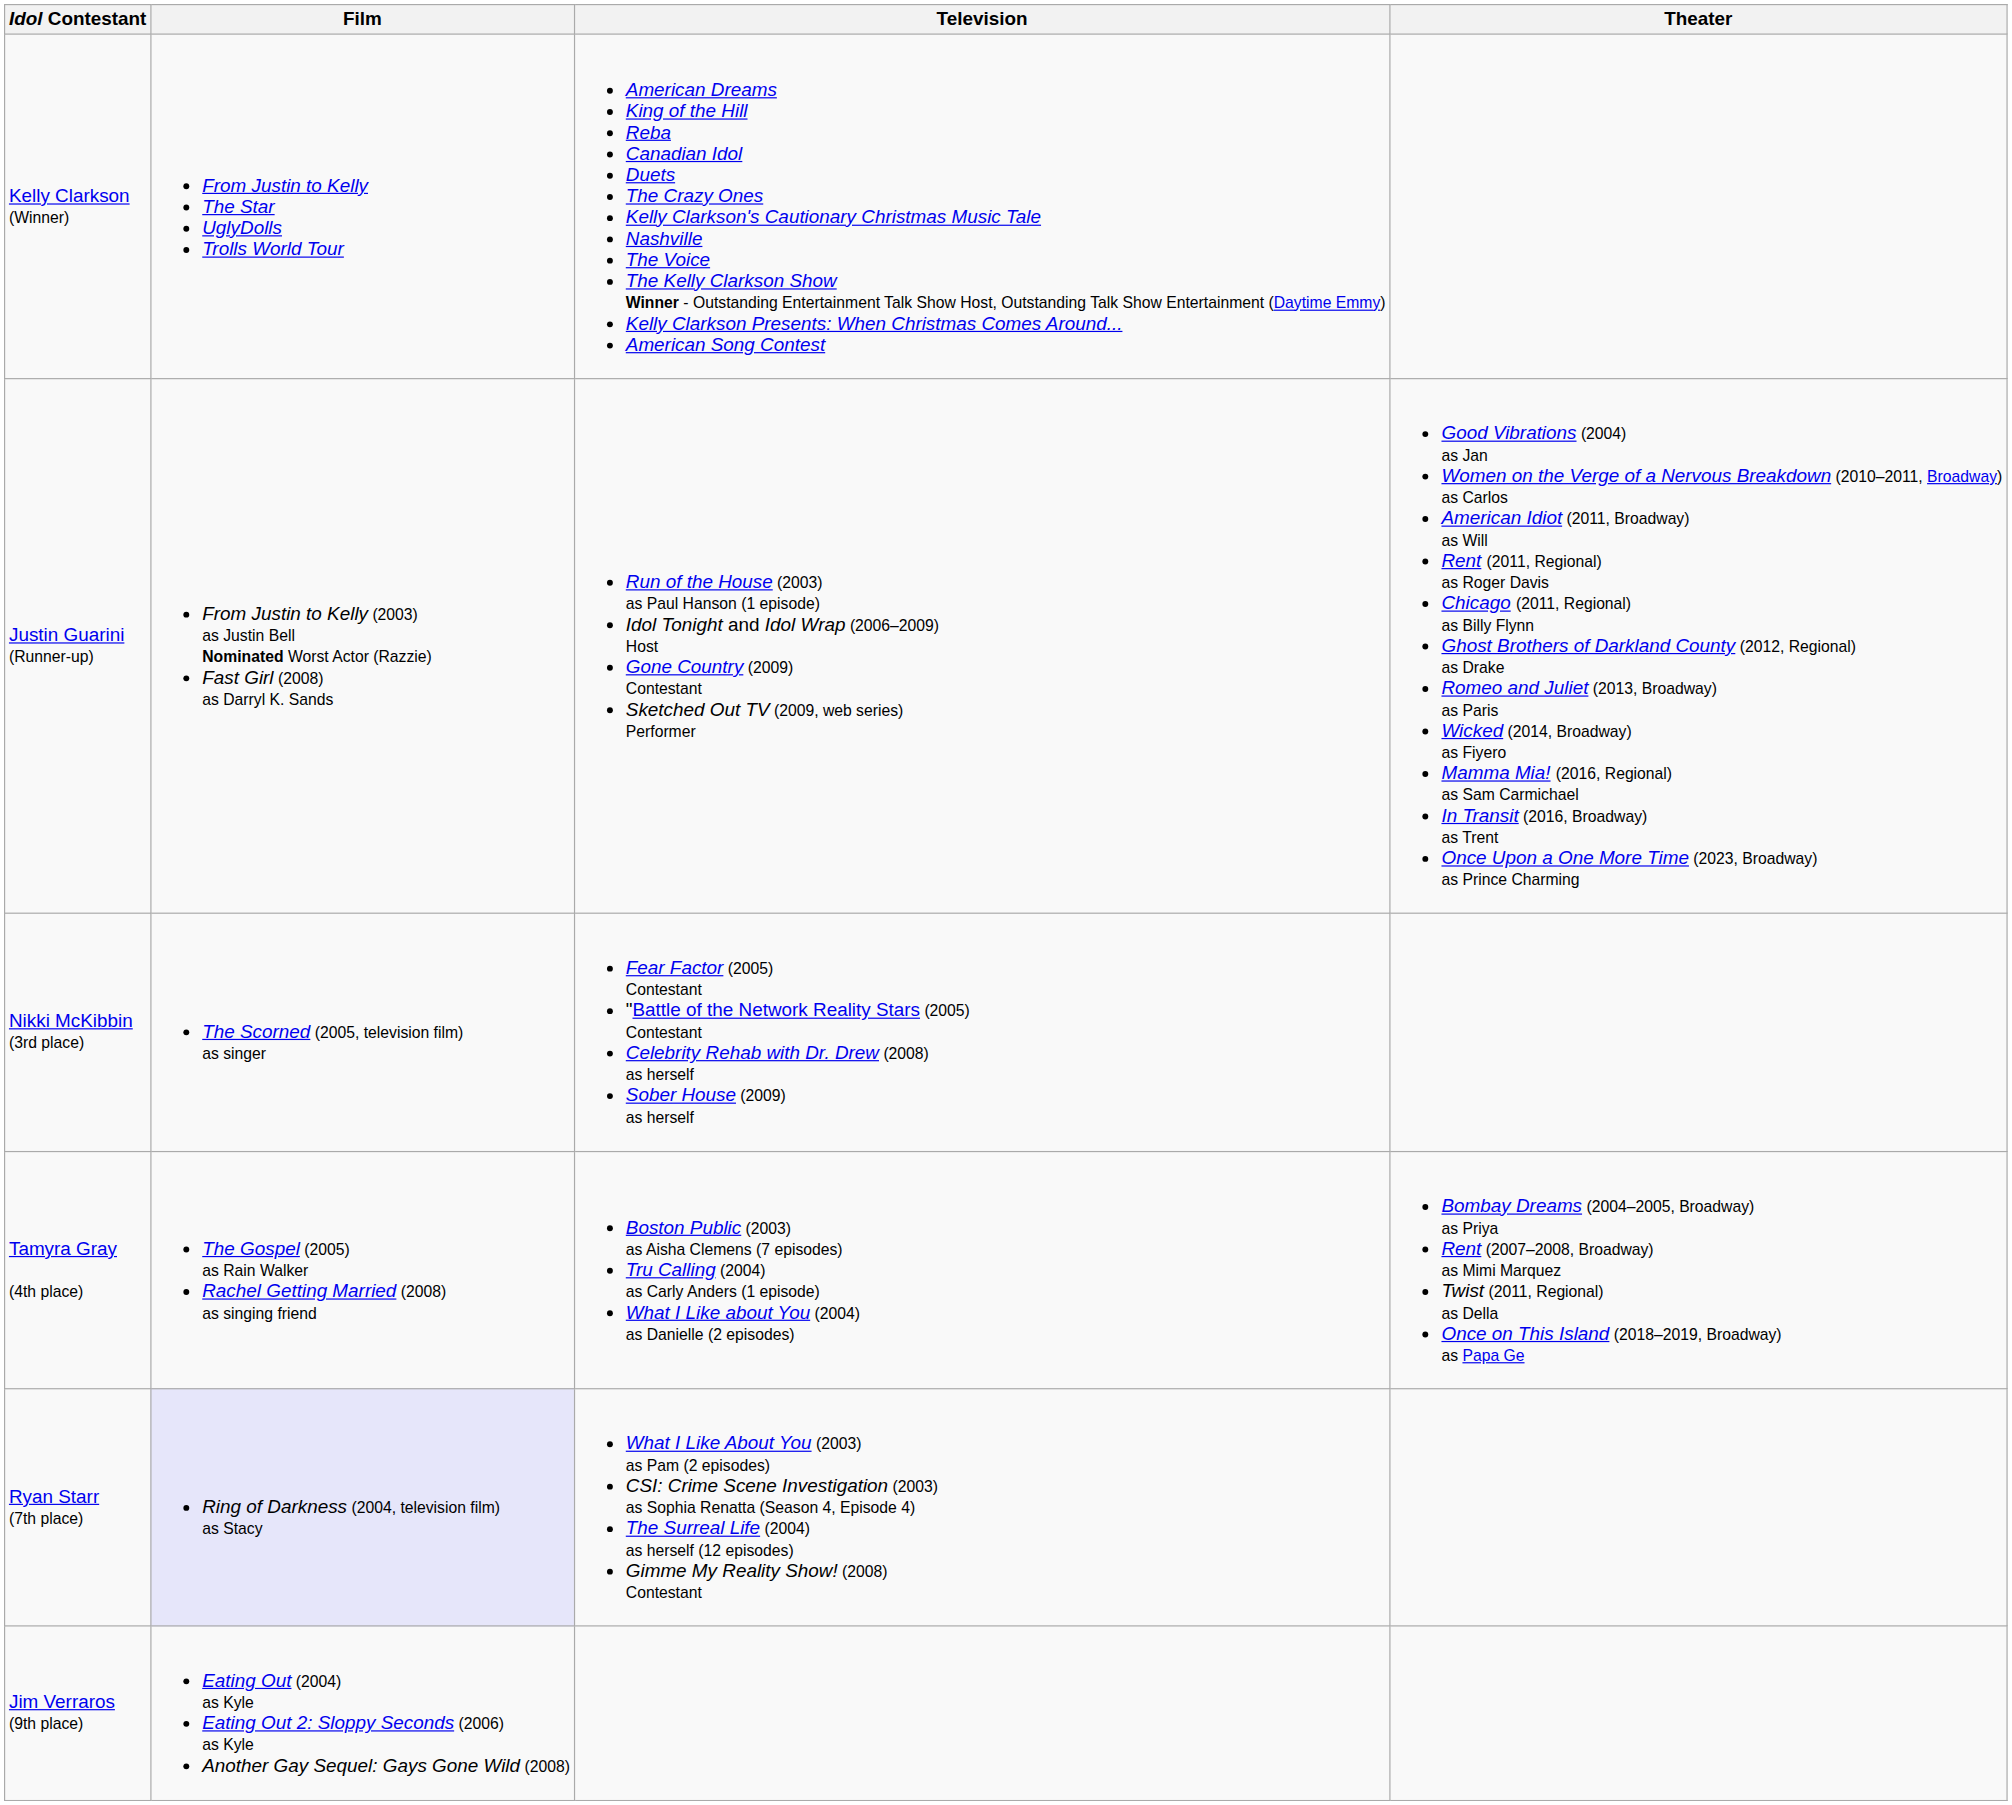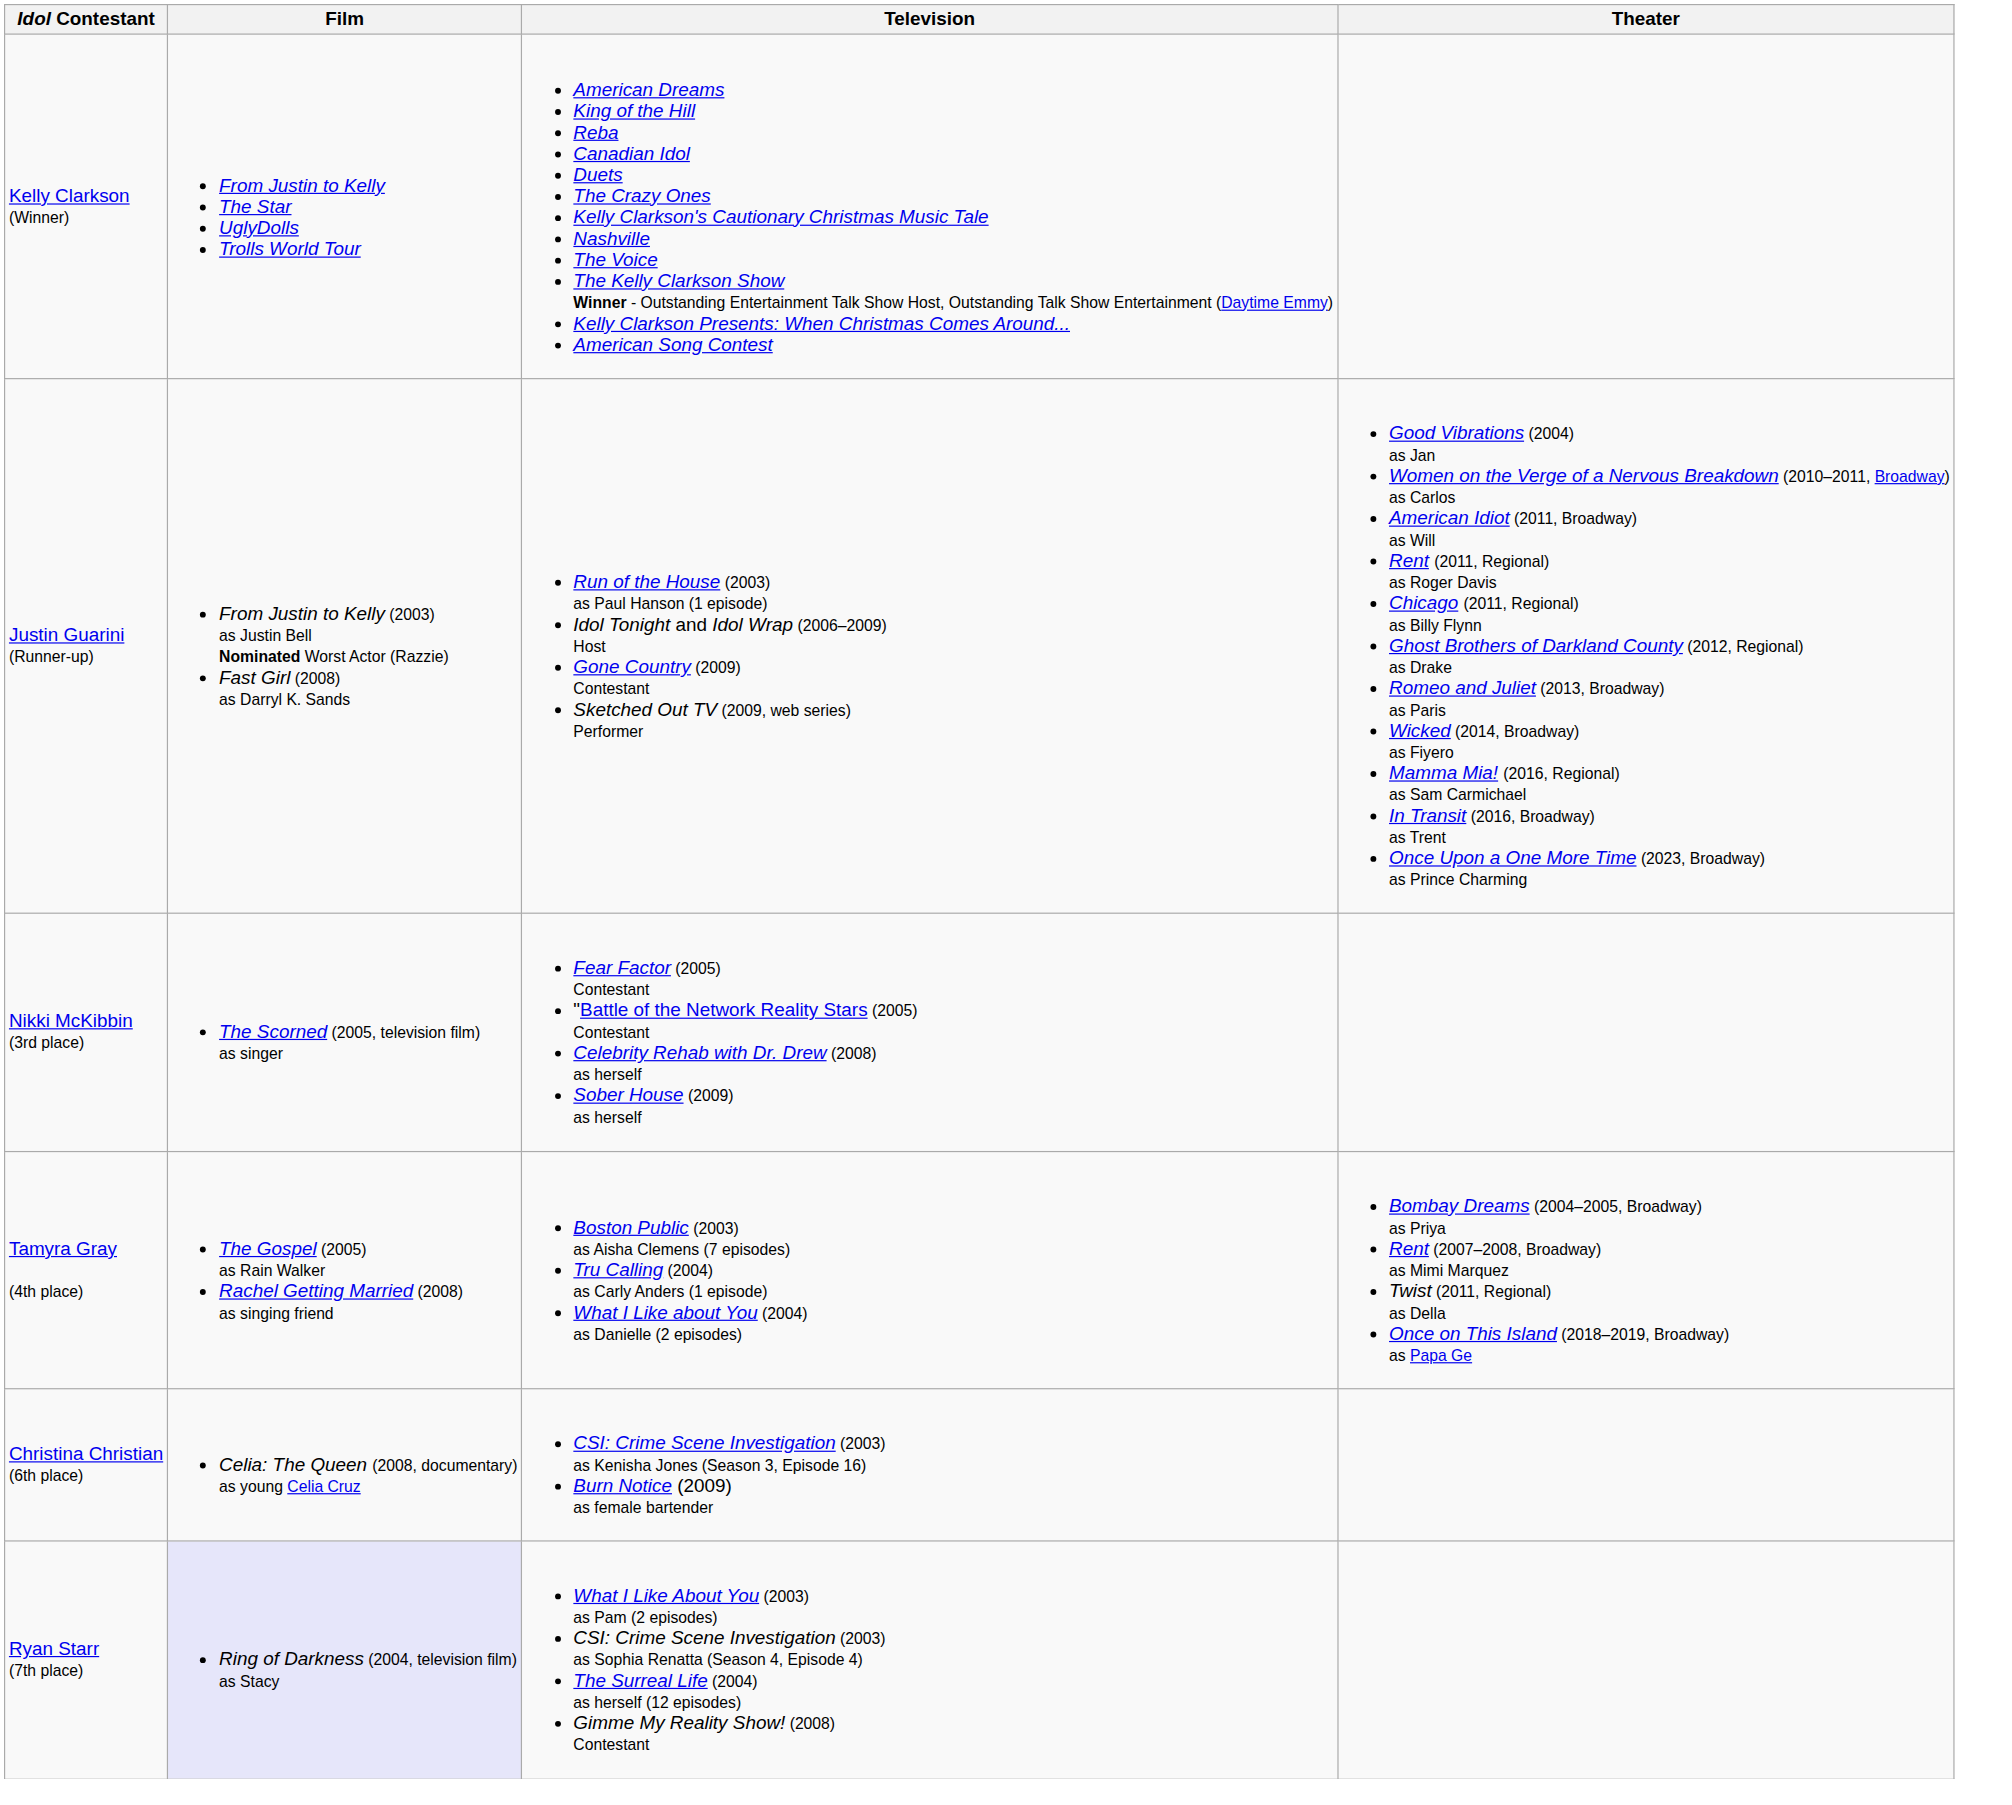+ row: (86, 1464)
- row: (62, 1713)
